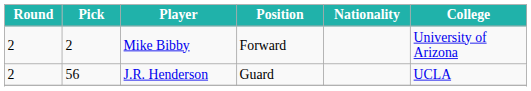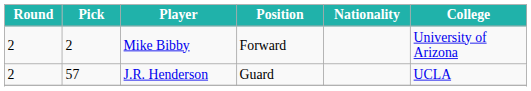(72, 74) 56 -> (72, 74) 57
